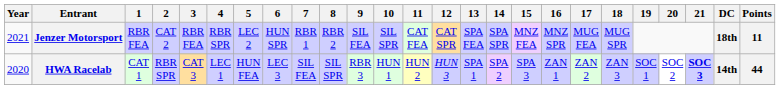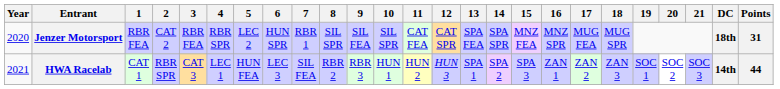(18, 37) 2021 -> (18, 37) 2020
(333, 37) RBR 2 -> (333, 37) SIL SPR
(757, 37) 11 -> (756, 37) 31
(18, 68) 2020 -> (18, 68) 2021
(333, 68) SIL SPR -> (333, 68) RBR 2
(700, 68) bold -> (699, 68) normal
